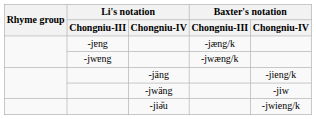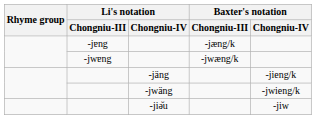(281, 91) -jiw -> (281, 91) -jwieng/k
(281, 106) -jwieng/k -> (281, 106) -jiw
